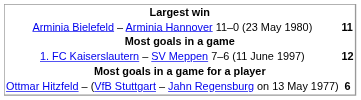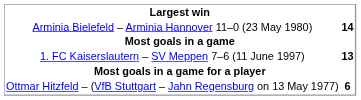(347, 27) 11 -> (347, 27) 14
(347, 57) 12 -> (347, 57) 13
